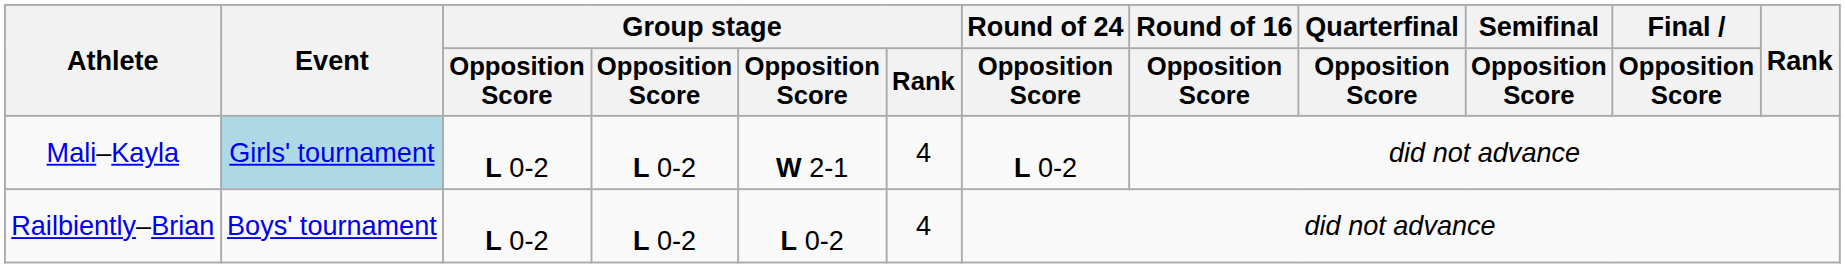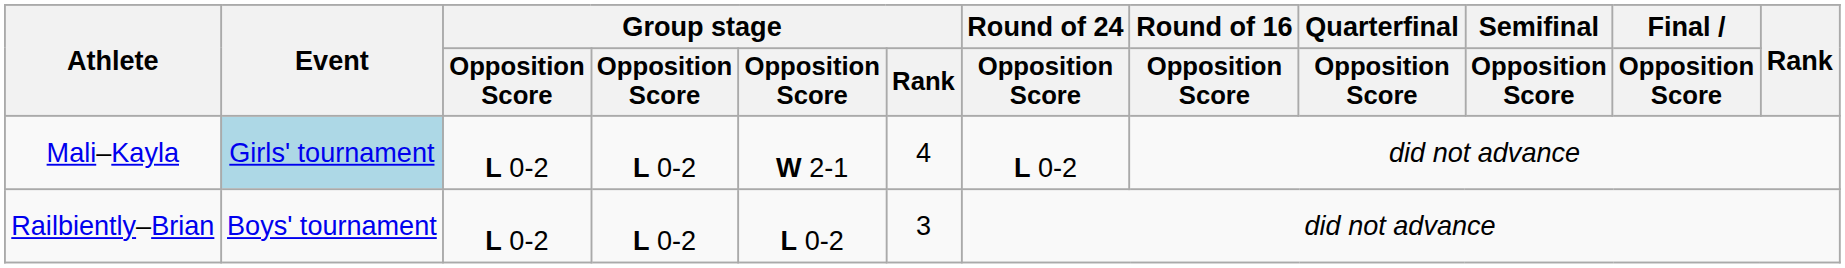(923, 226) 4 -> (923, 226) 3
